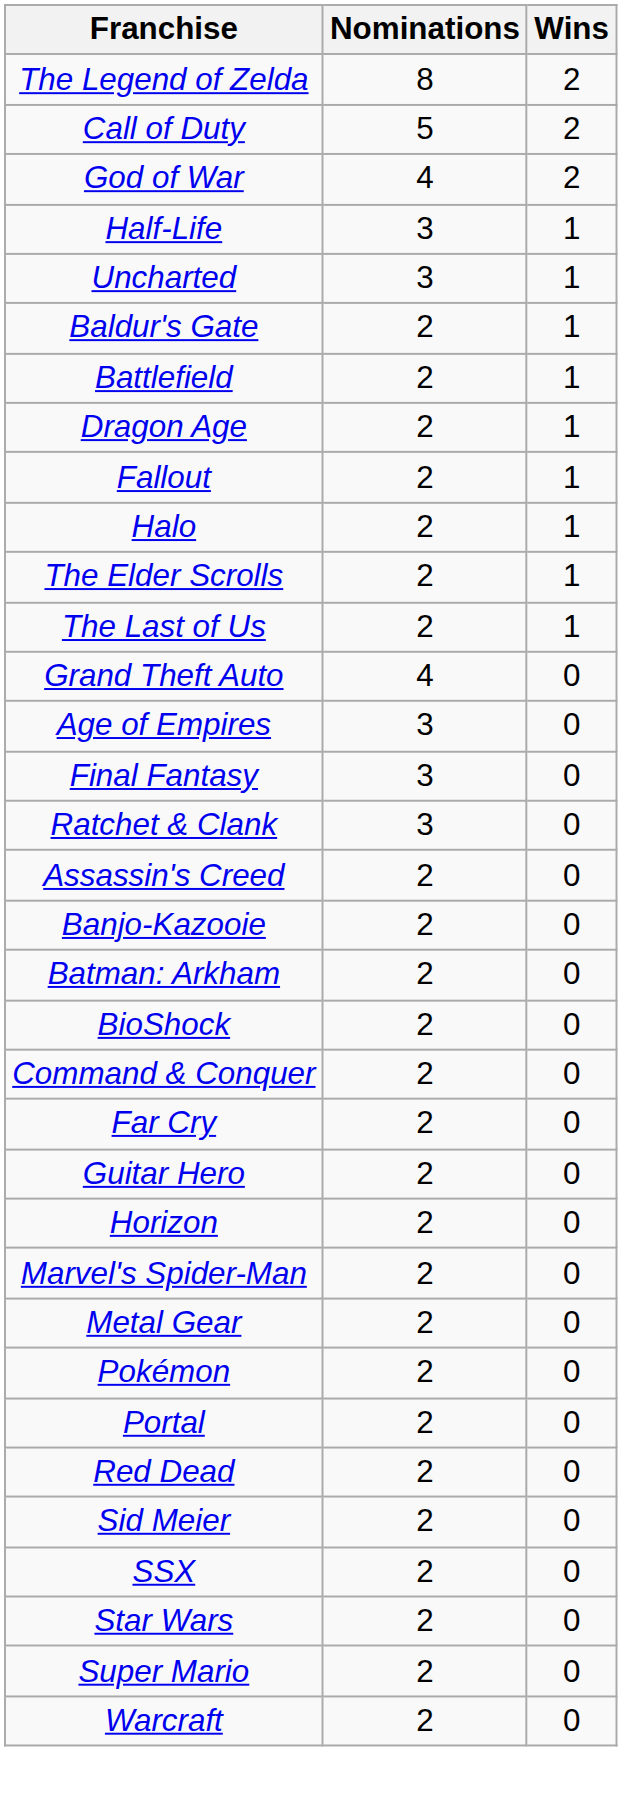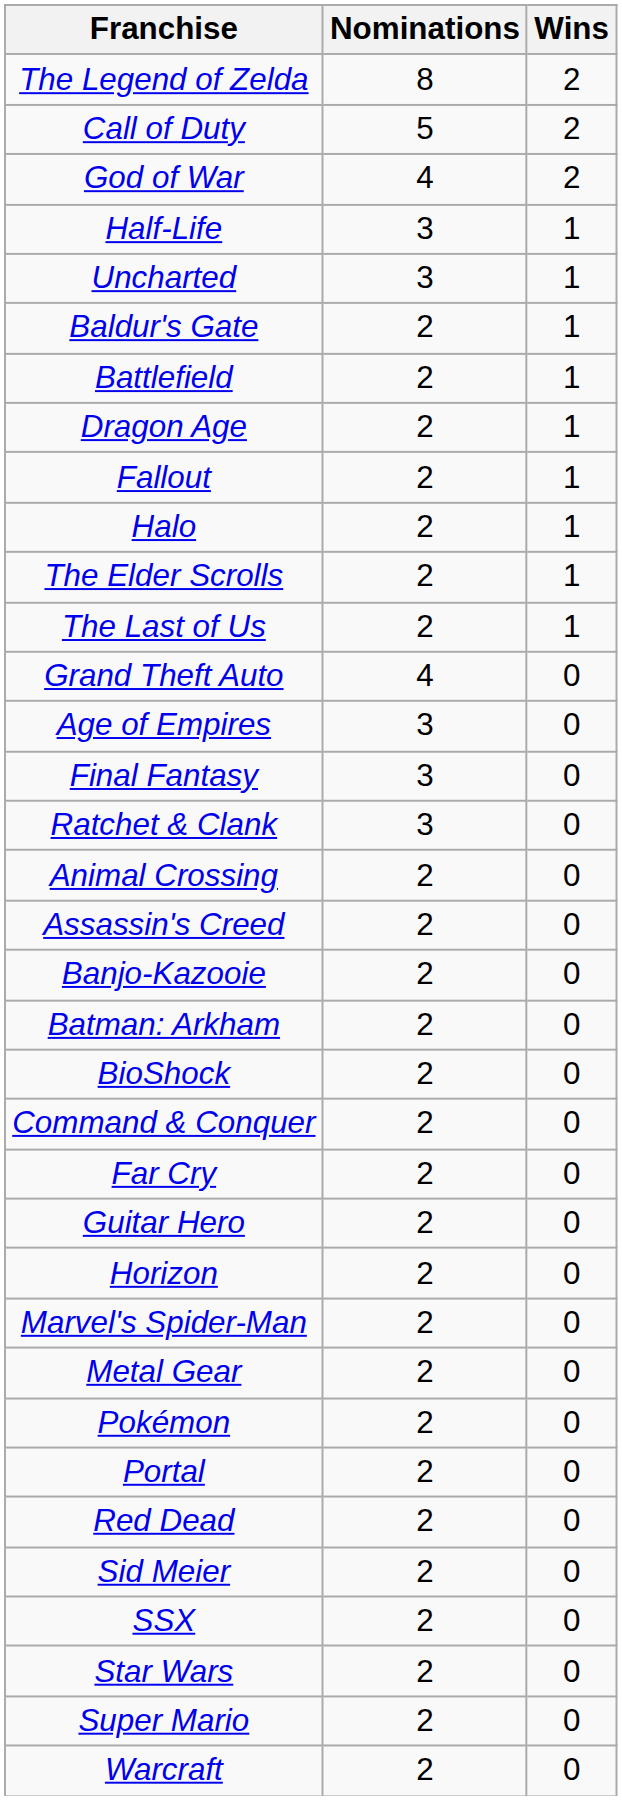+ row: (164, 874)
